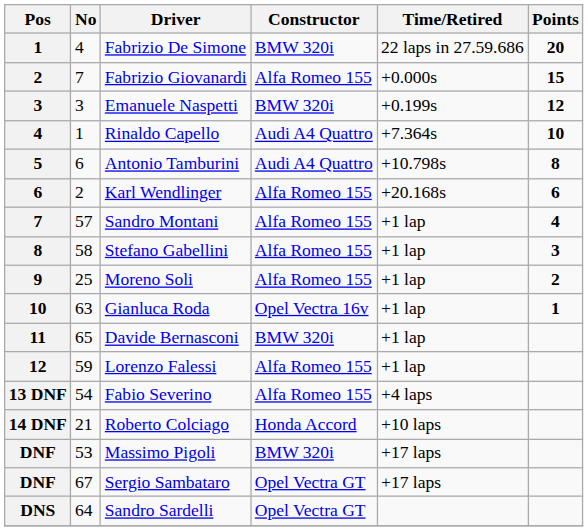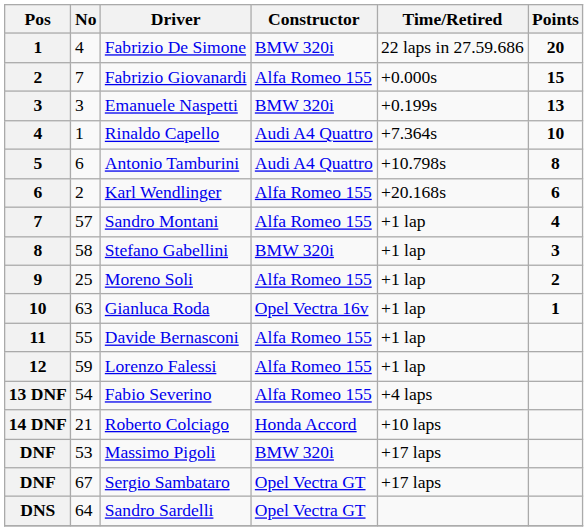(555, 105) 12 -> (555, 105) 13
(313, 250) Alfa Romeo 155 -> (294, 250) BMW 320i
(84, 336) 65 -> (84, 336) 55
(294, 336) BMW 320i -> (313, 336) Alfa Romeo 155
